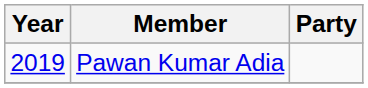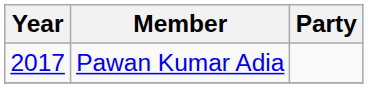(38, 62) 2019 -> (38, 62) 2017
